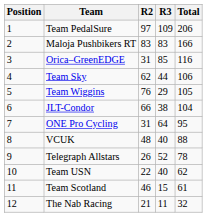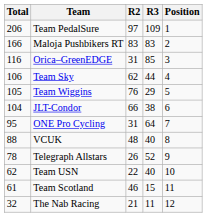columns swapped: (24, 12) <-> (189, 12)
